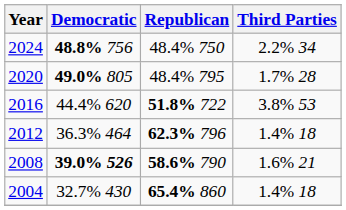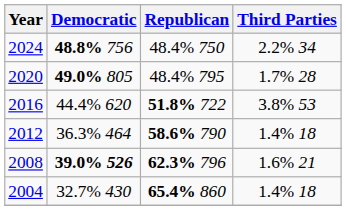(187, 133) 62.3% 796 -> (187, 133) 58.6% 790
(187, 161) 58.6% 790 -> (187, 161) 62.3% 796
